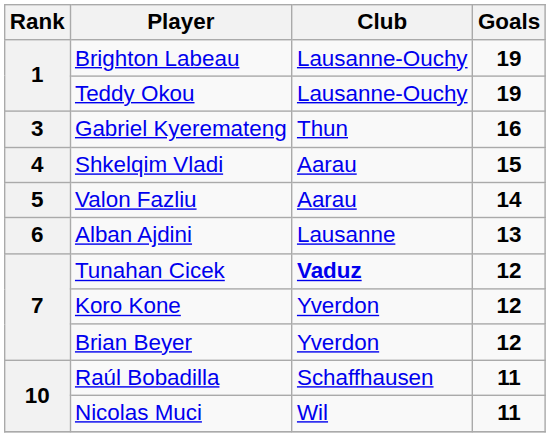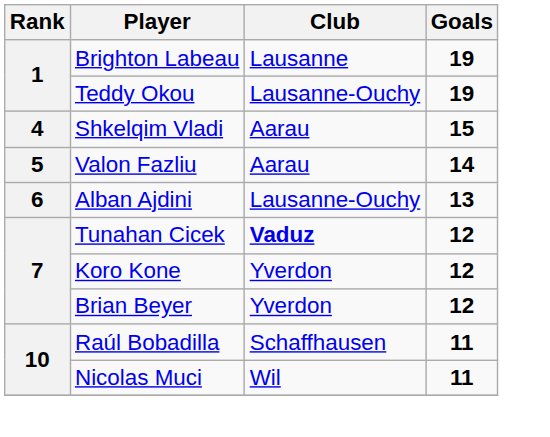(382, 57) Lausanne-Ouchy -> (299, 57) Lausanne
- row: (181, 128)
(346, 235) Lausanne -> (335, 199) Lausanne-Ouchy
